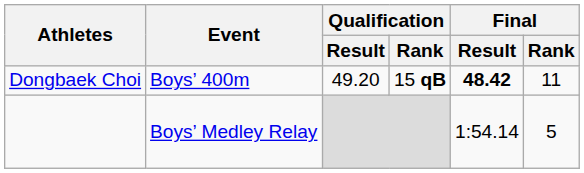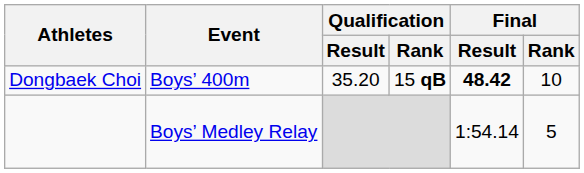(356, 81) 49.20 -> (356, 81) 35.20
(551, 81) 11 -> (551, 81) 10
